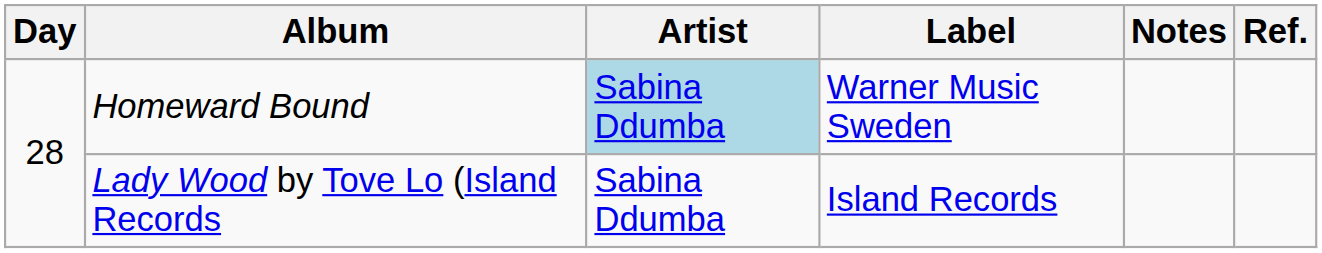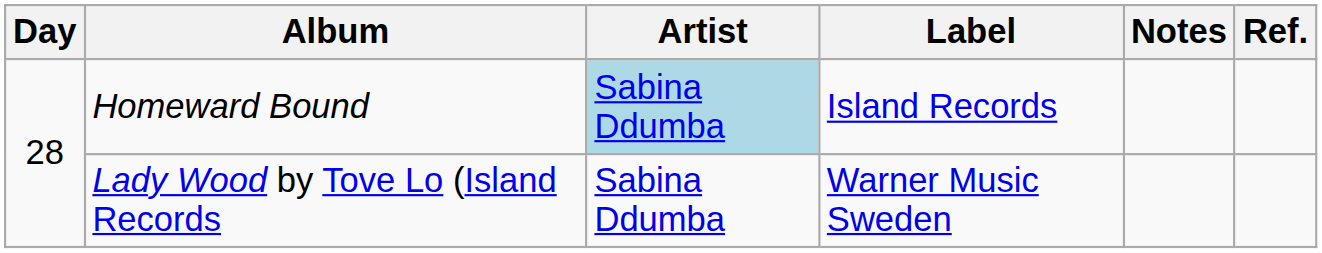(933, 106) Warner Music Sweden -> (942, 106) Island Records
(942, 199) Island Records -> (933, 199) Warner Music Sweden
